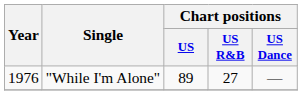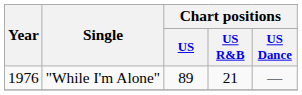(230, 77) 27 -> (230, 77) 21
